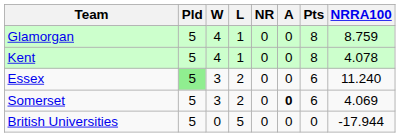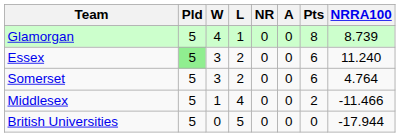(361, 36) 8.759 -> (361, 36) 8.739
- row: (21, 57)
(289, 100) bold -> (289, 79) normal
(361, 100) 4.069 -> (361, 79) 4.764
+ row: (38, 100)
